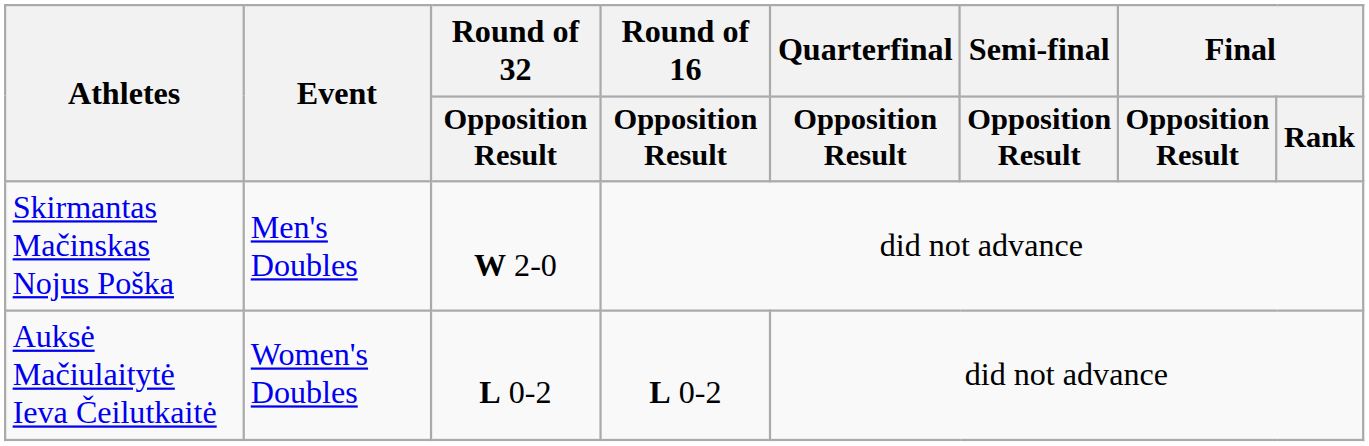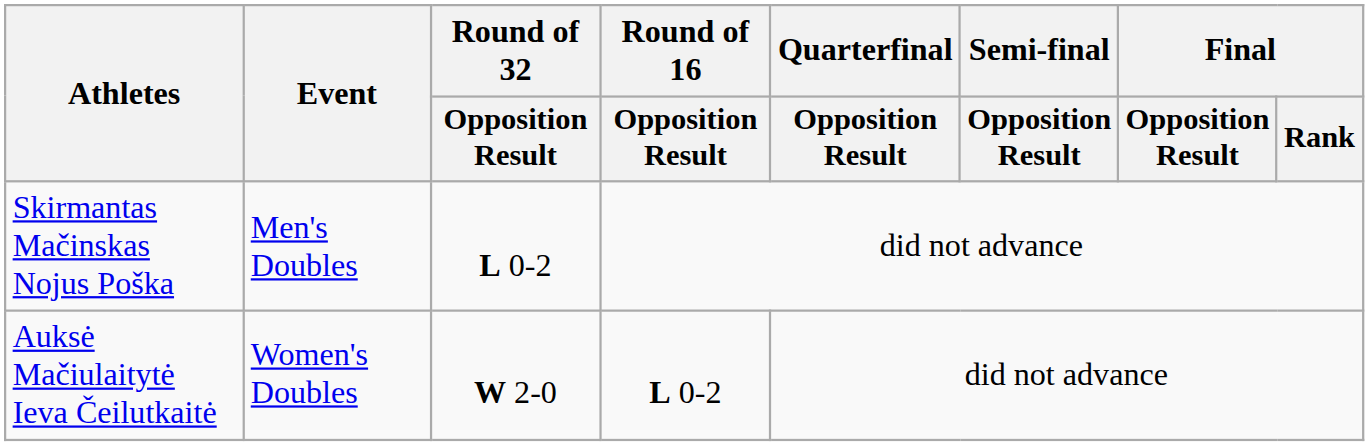(515, 264) W 2-0 -> (515, 264) L 0-2
(515, 393) L 0-2 -> (515, 393) W 2-0
